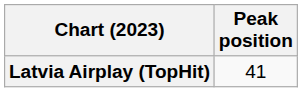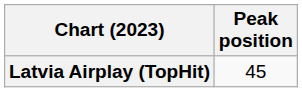(256, 71) 41 -> (256, 71) 45
